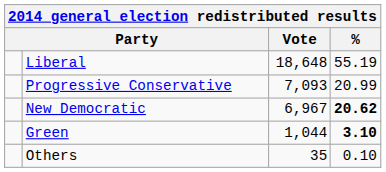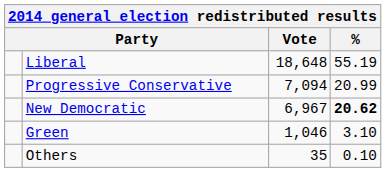(306, 86) 7,093 -> (306, 86) 7,094
(306, 133) 1,044 -> (306, 133) 1,046
(360, 133) bold -> (360, 133) normal
